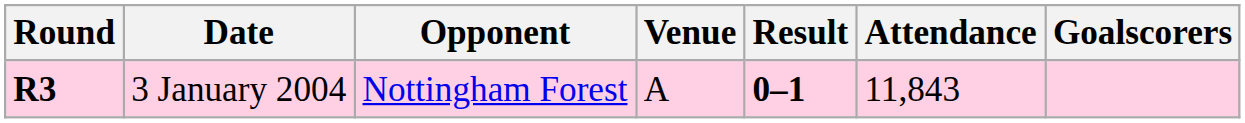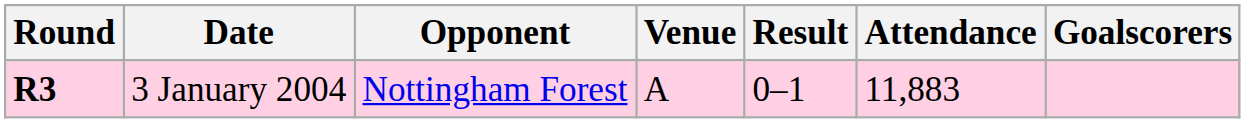(779, 88) bold -> (779, 88) normal
(912, 88) 11,843 -> (912, 88) 11,883
